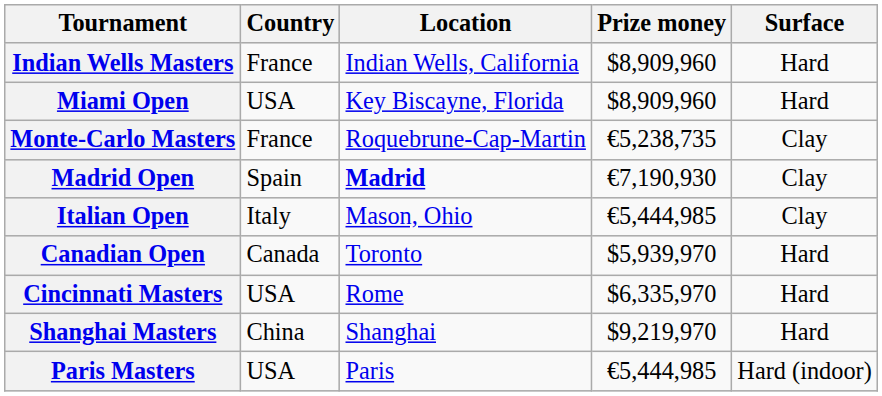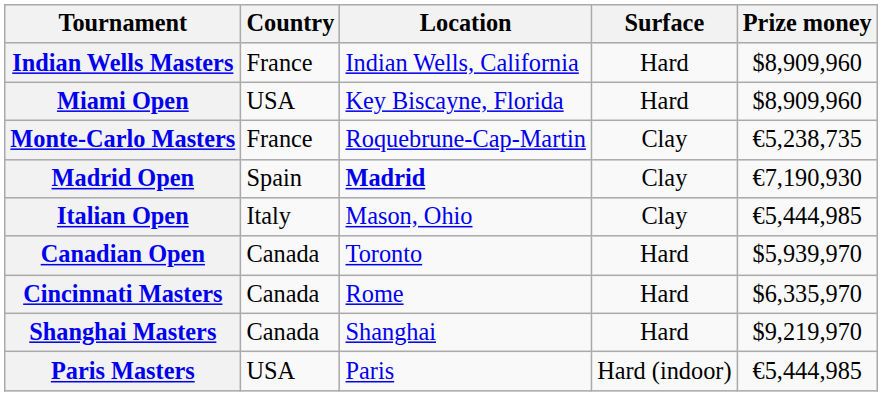columns swapped: (805, 23) <-> (662, 23)
(271, 293) USA -> (283, 293) Canada
(276, 332) China -> (283, 332) Canada
